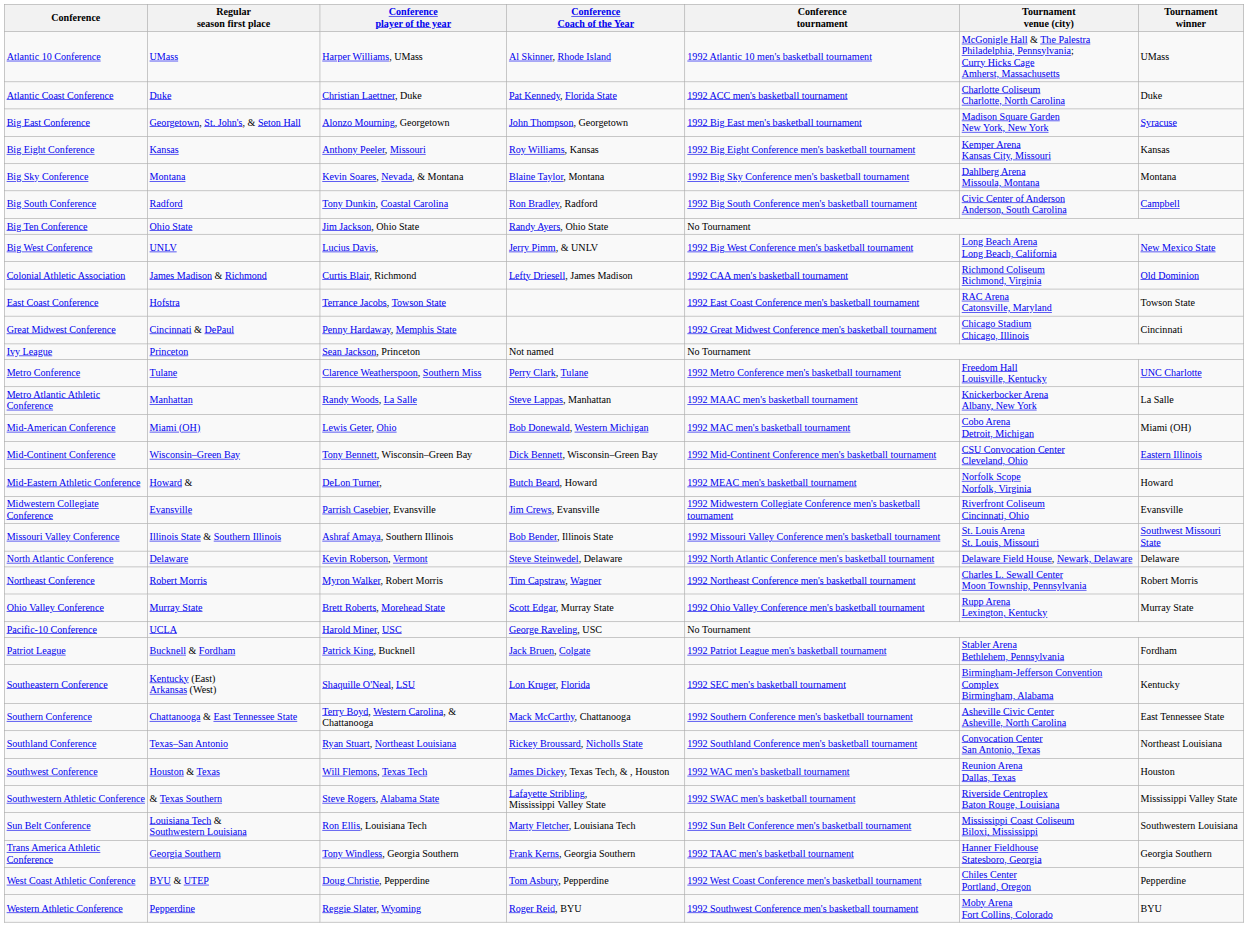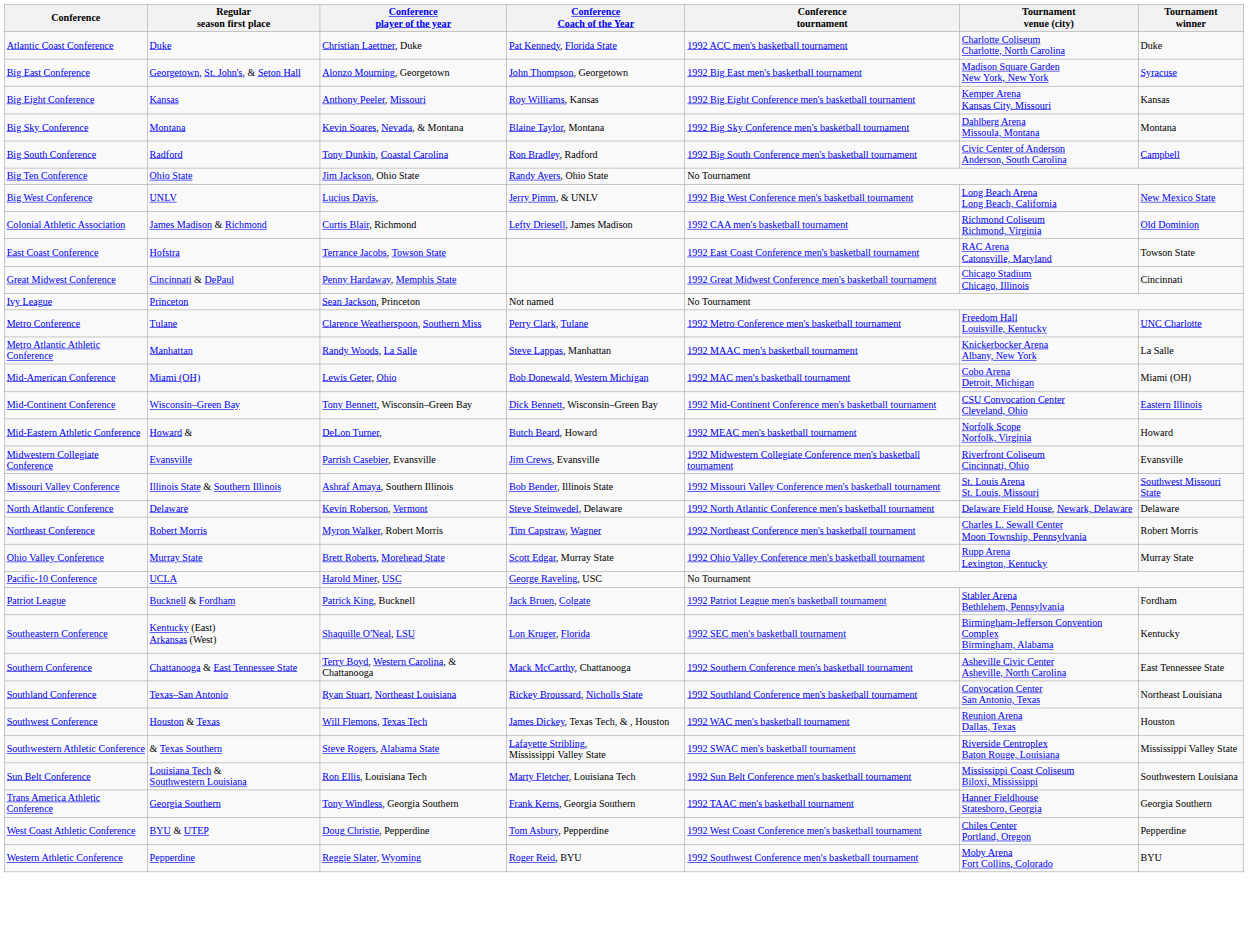- row: (54, 56)
